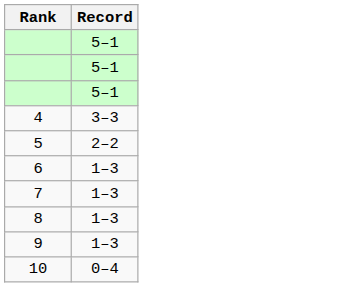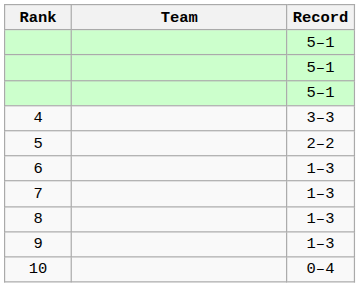+ column: (179, 17)
